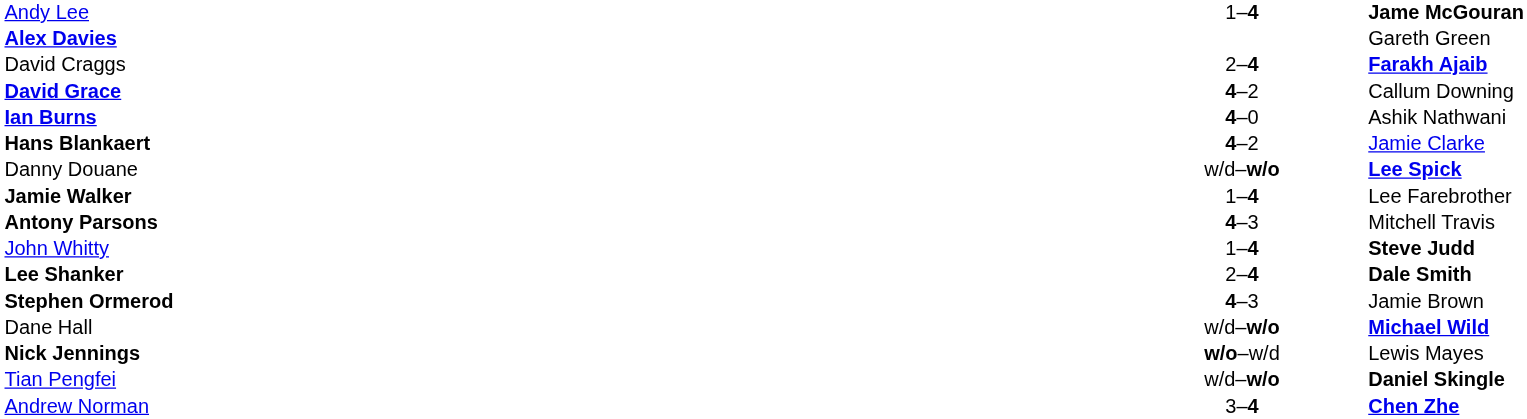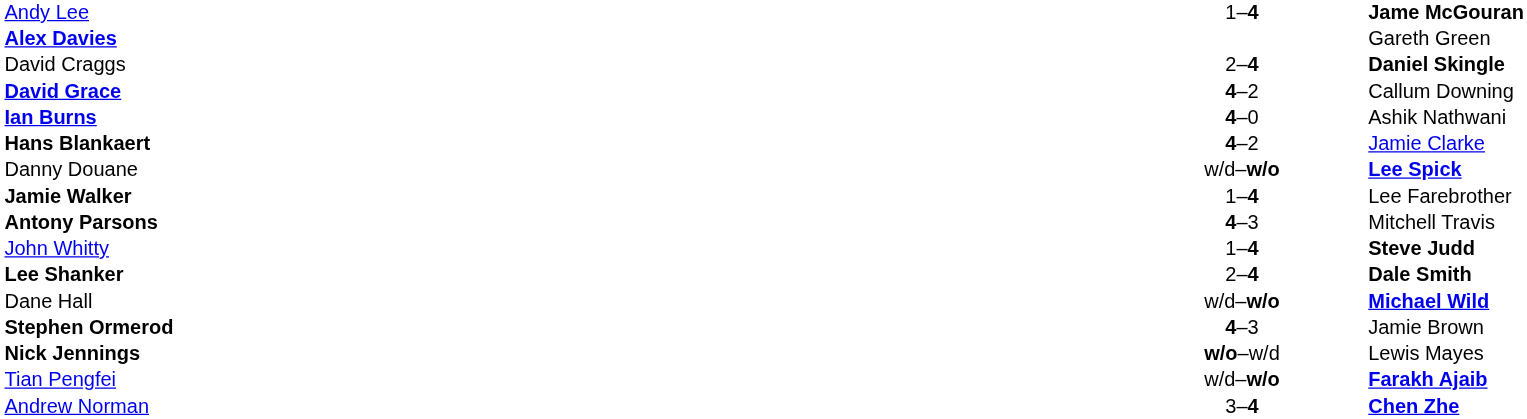(1428, 64) Farakh Ajaib -> (1437, 64) Daniel Skingle
rows swapped: (48, 327) <-> (89, 301)
(1437, 379) Daniel Skingle -> (1428, 379) Farakh Ajaib
